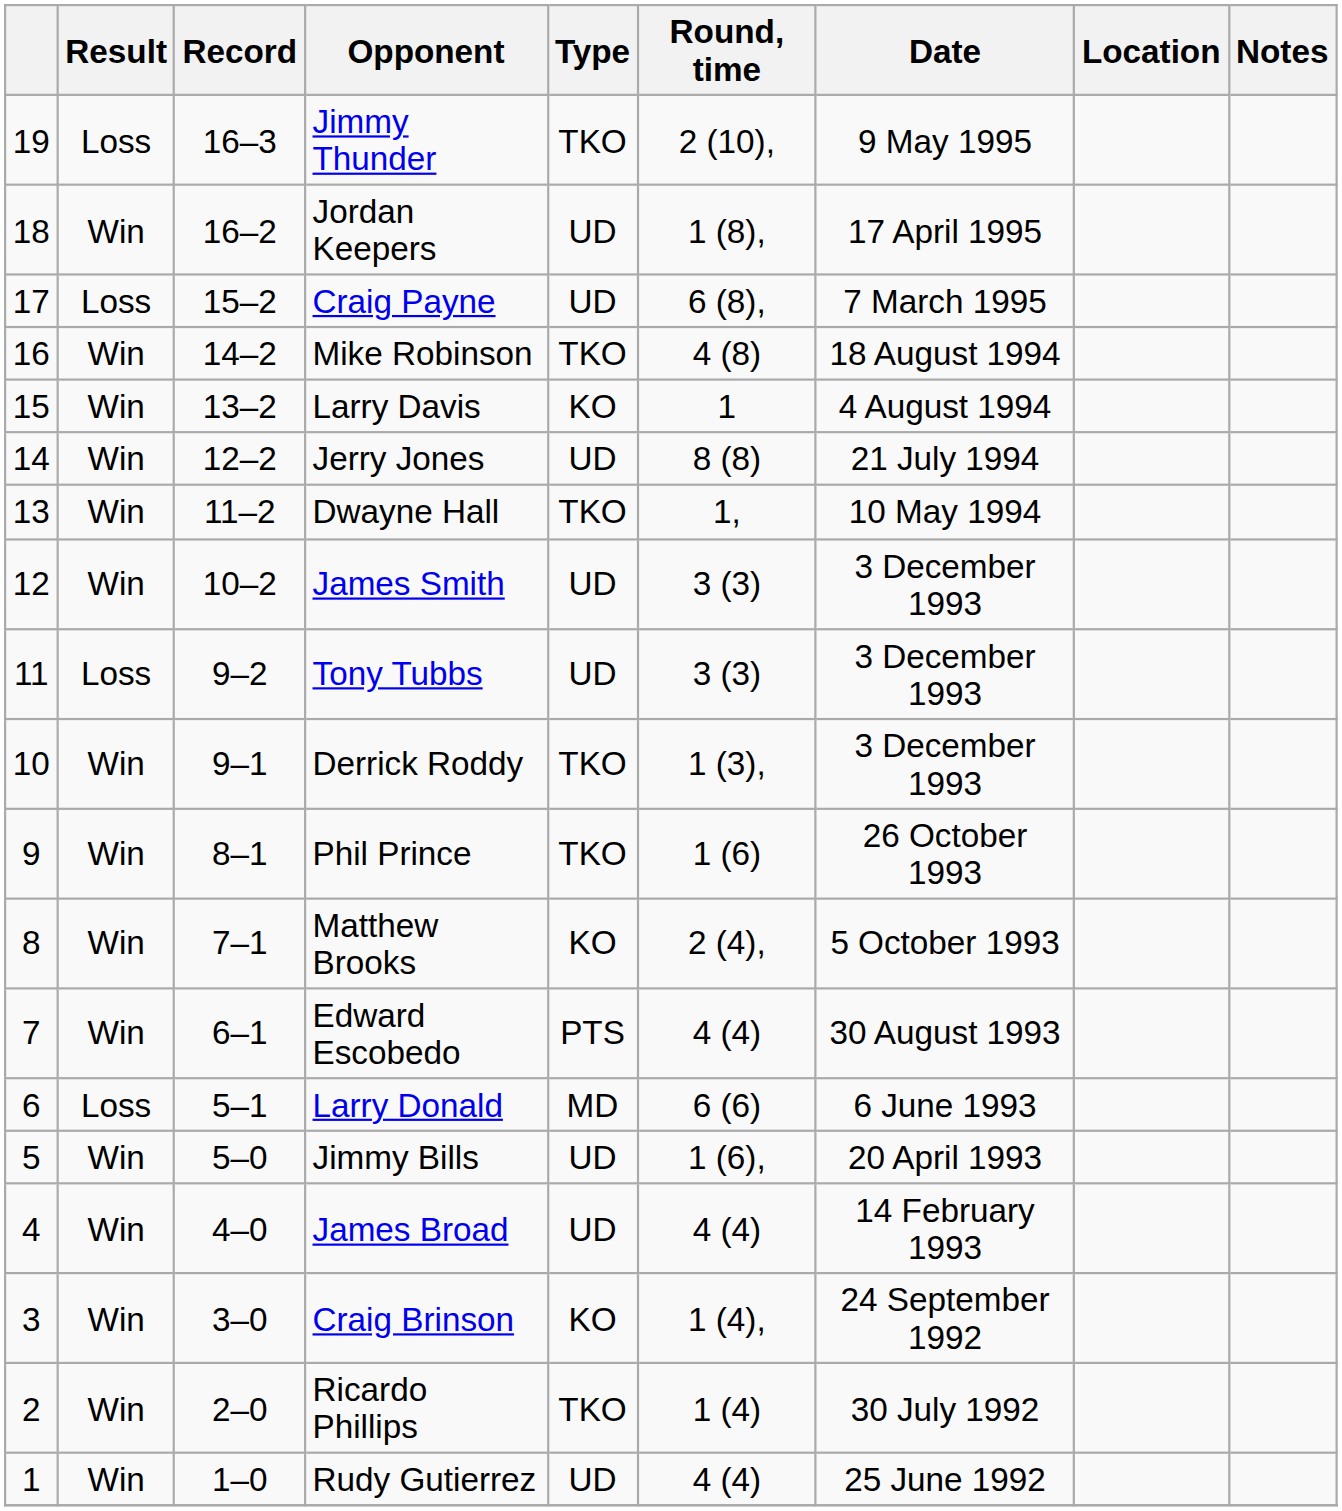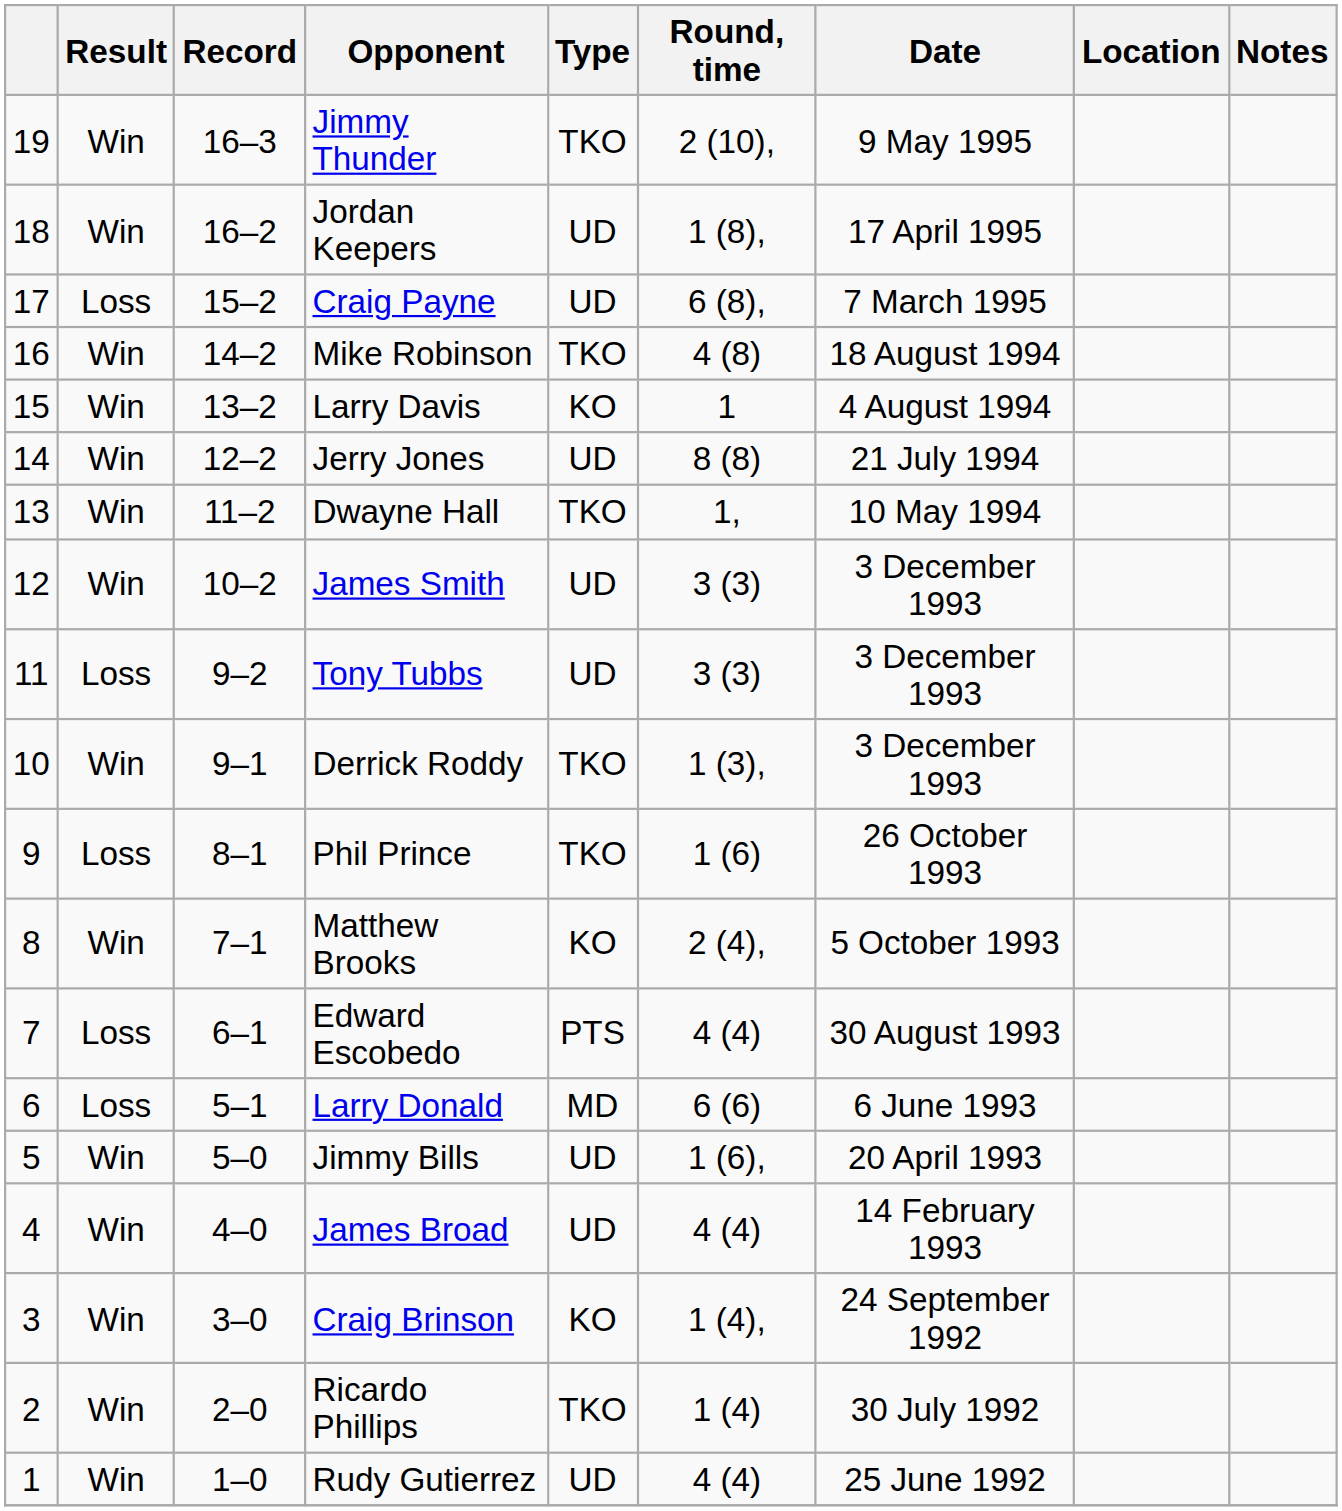(116, 140) Loss -> (116, 140) Win
(116, 853) Win -> (116, 853) Loss
(116, 1033) Win -> (116, 1033) Loss
